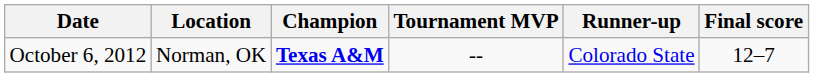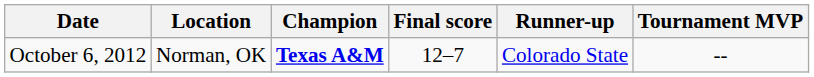columns swapped: (754, 21) <-> (476, 21)
